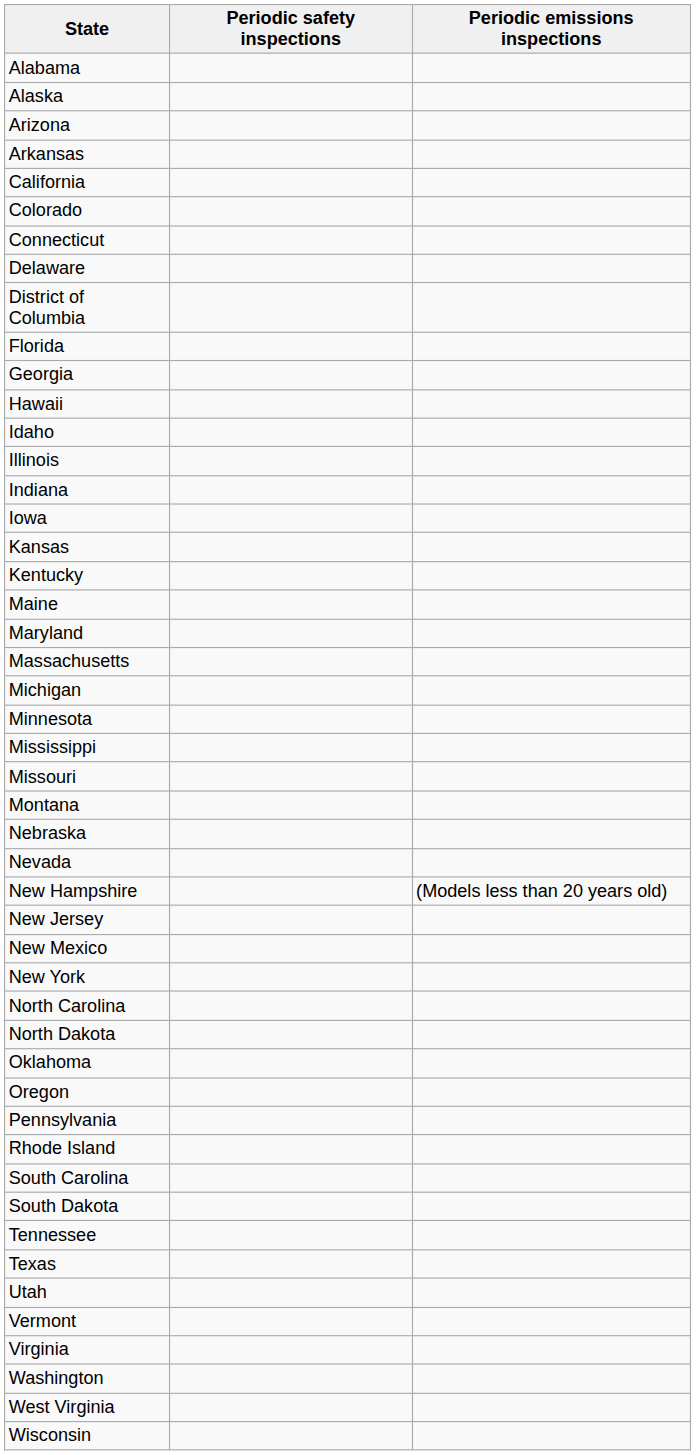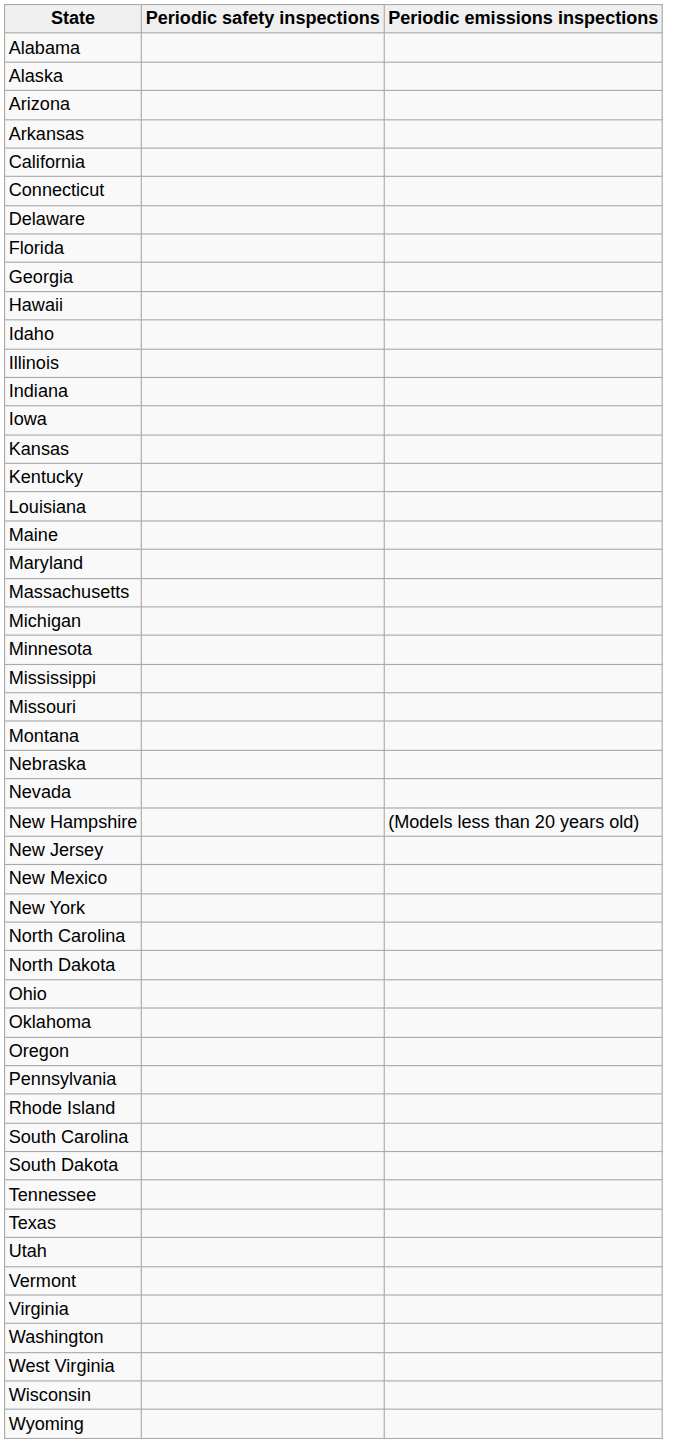- row: (45, 211)
- row: (47, 307)
+ row: (47, 506)
+ row: (28, 993)
+ row: (46, 1423)
